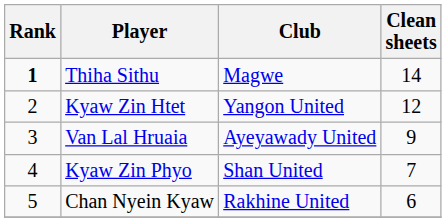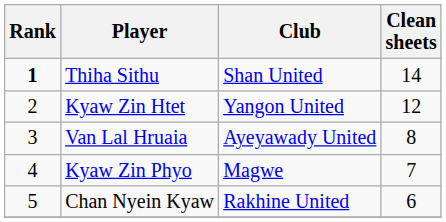(253, 74) Magwe -> (273, 74) Shan United
(411, 138) 9 -> (411, 138) 8
(273, 169) Shan United -> (253, 169) Magwe
